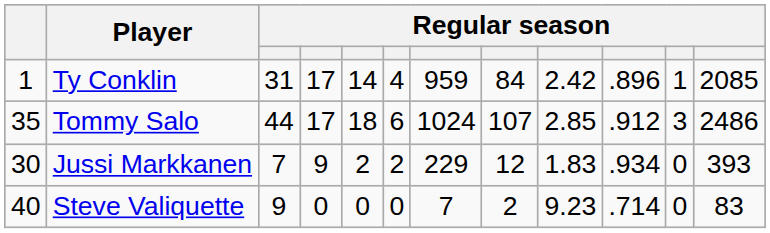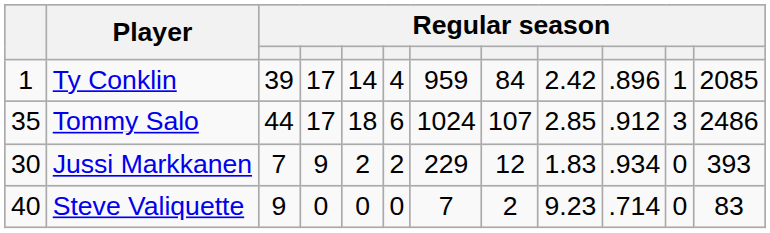(279, 79) 31 -> (279, 79) 39
